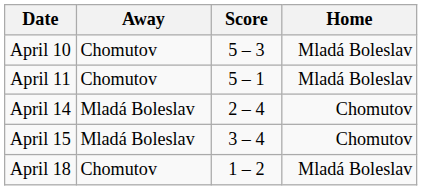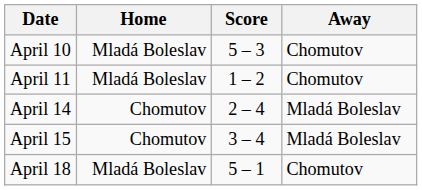columns swapped: (349, 19) <-> (143, 19)
(246, 79) 5 – 1 -> (246, 79) 1 – 2
(246, 169) 1 – 2 -> (246, 169) 5 – 1
